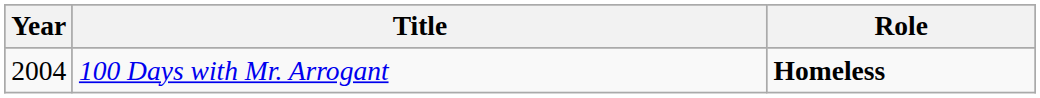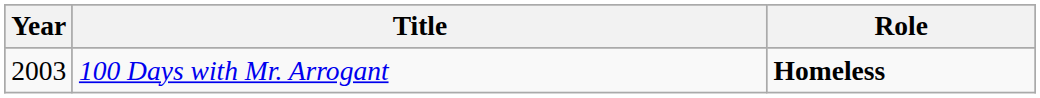(39, 69) 2004 -> (39, 69) 2003
